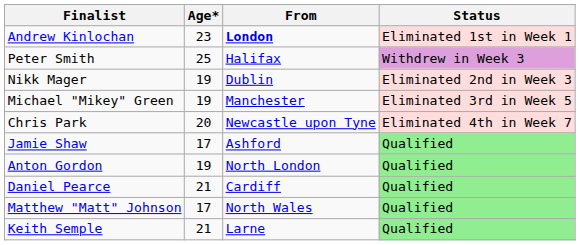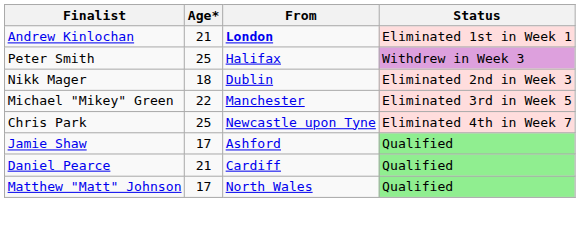(204, 37) 23 -> (204, 37) 21
(204, 79) 19 -> (204, 79) 18
(204, 101) 19 -> (204, 101) 22
(204, 122) 20 -> (204, 122) 25
- row: (55, 165)
- row: (55, 229)
